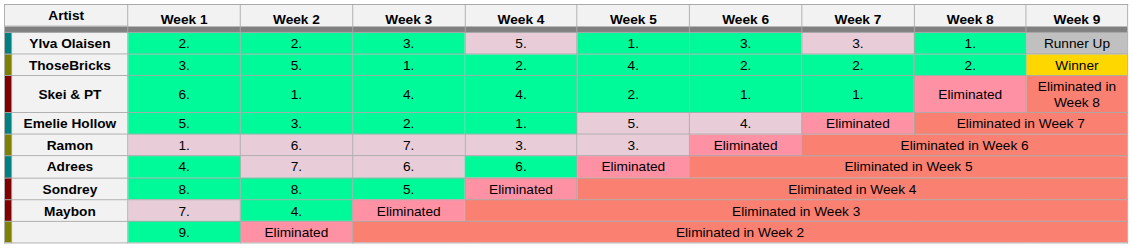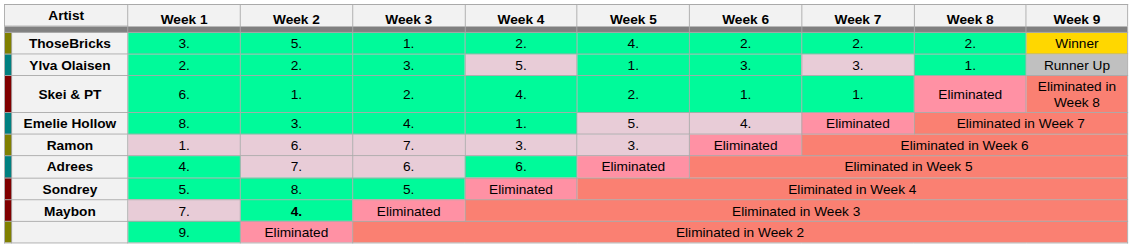rows swapped: (70, 65) <-> (70, 43)
(409, 94) 4. -> (409, 94) 2.
(184, 124) 5. -> (184, 124) 8.
(409, 124) 2. -> (409, 124) 4.
(184, 189) 8. -> (184, 189) 5.
(296, 210) normal -> (296, 210) bold
